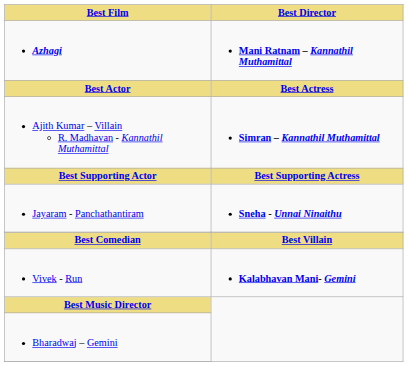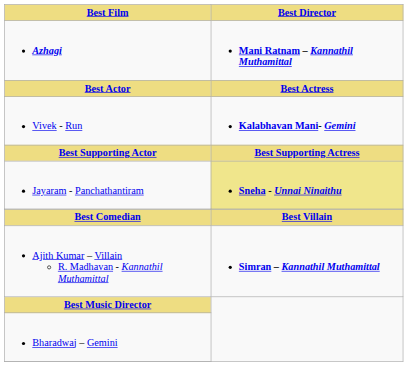rows swapped: (108, 138) <-> (108, 278)
(307, 214) no background -> (307, 191) khaki background
